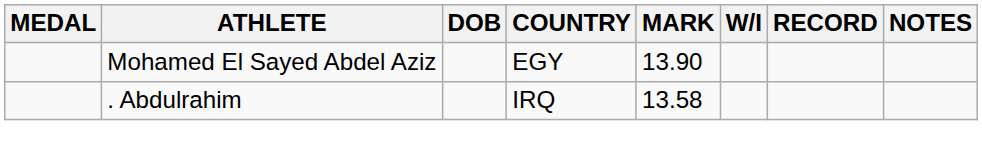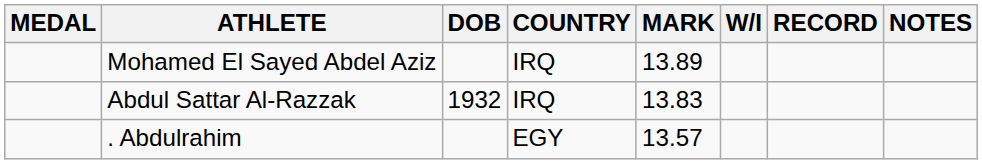(538, 61) EGY -> (534, 61) IRQ
(672, 61) 13.90 -> (672, 61) 13.89
+ row: (232, 100)
(534, 100) IRQ -> (538, 138) EGY
(672, 100) 13.58 -> (672, 138) 13.57
